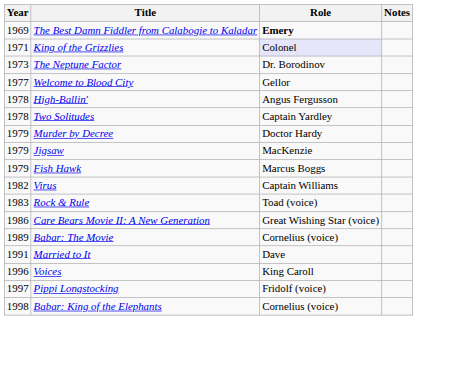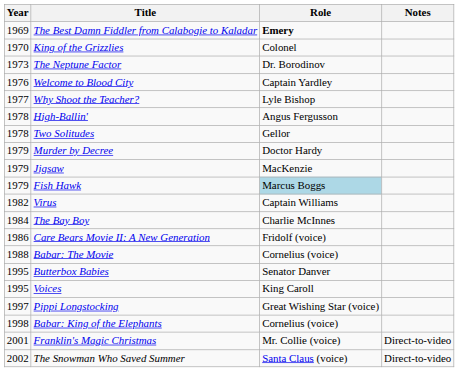(18, 47) 1971 -> (18, 47) 1970
(279, 47) lavender background -> (279, 47) no background
(18, 82) 1977 -> (18, 82) 1976
(276, 82) Gellor -> (297, 82) Captain Yardley
+ row: (86, 99)
(297, 116) Captain Yardley -> (276, 133) Gellor
(294, 168) no background -> (294, 185) lightblue background
- row: (61, 202)
+ row: (61, 220)
(321, 220) Great Wishing Star (voice) -> (294, 237) Fridolf (voice)
(18, 237) 1989 -> (18, 254) 1988
- row: (62, 254)
+ row: (71, 271)
(18, 271) 1996 -> (18, 289) 1995
(294, 289) Fridolf (voice) -> (321, 306) Great Wishing Star (voice)
+ row: (95, 340)
+ row: (109, 358)
